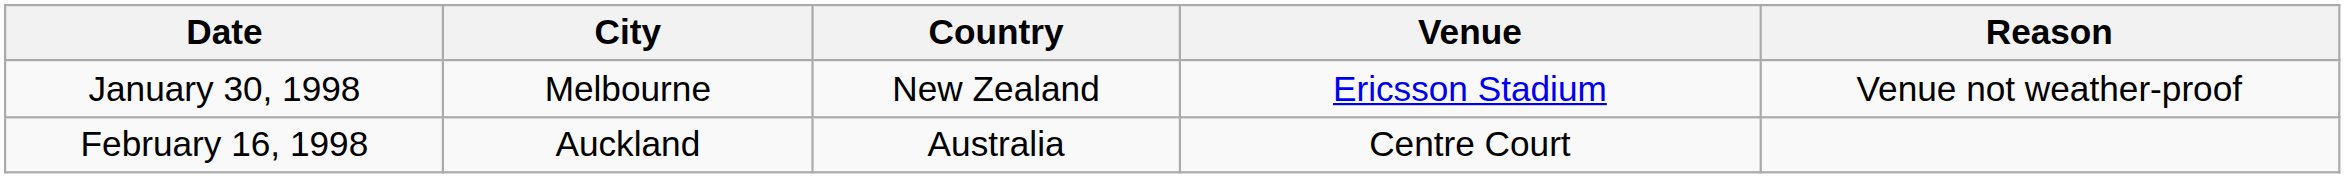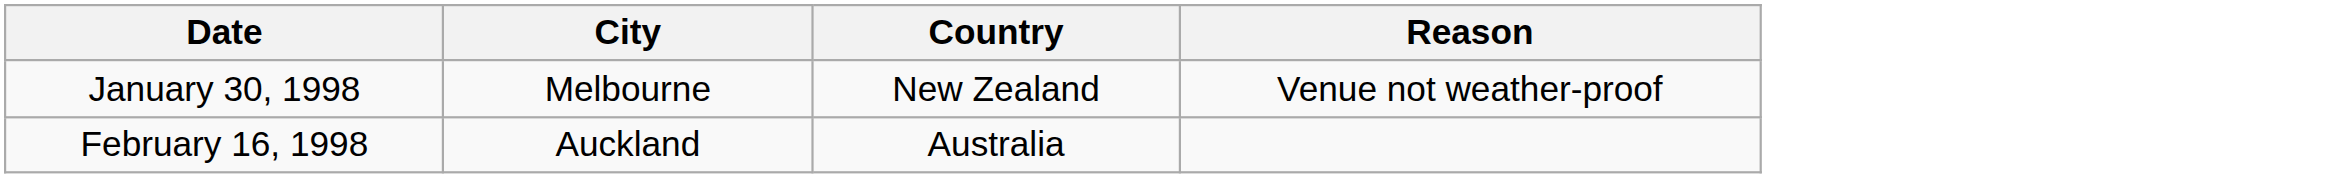- column: (1470, 32)
